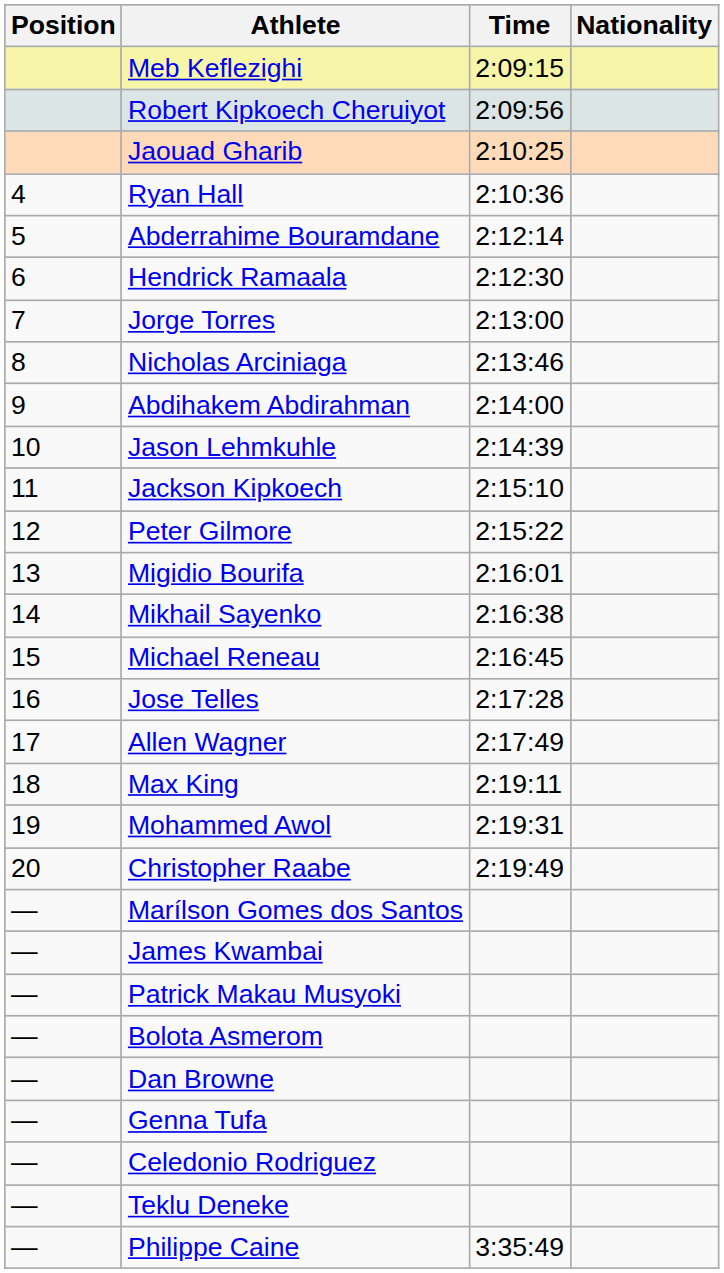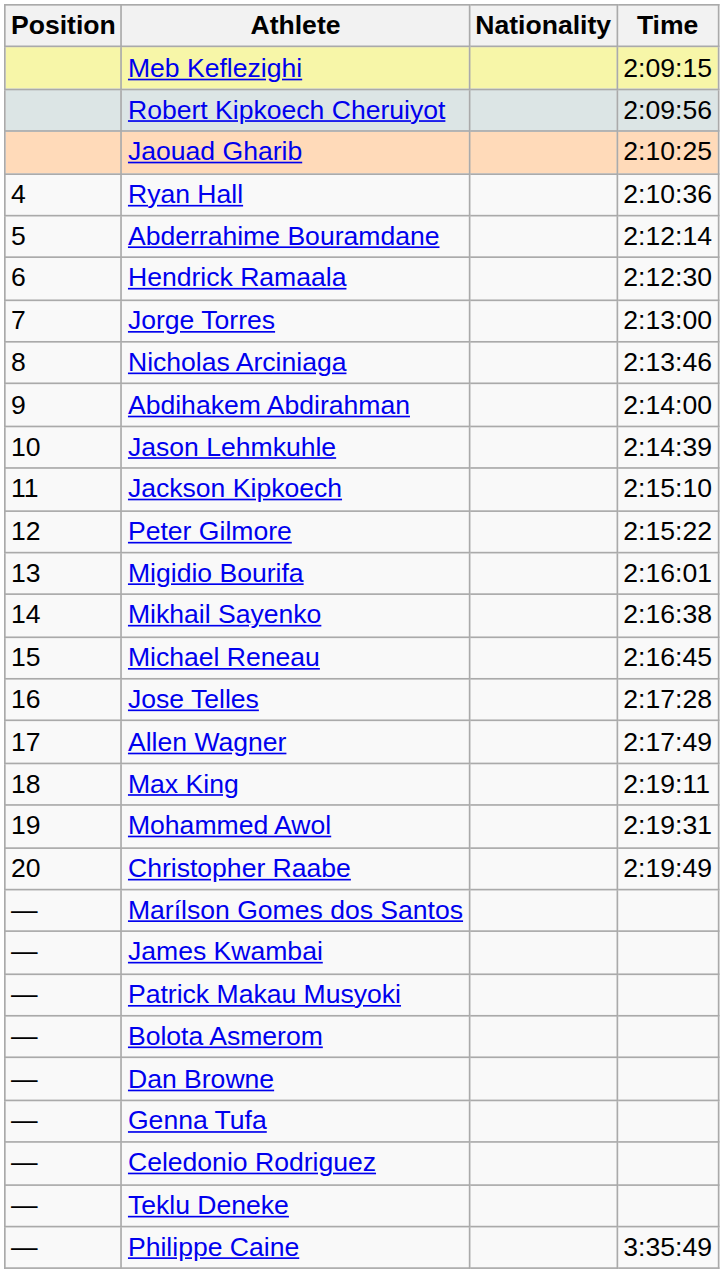columns swapped: (644, 25) <-> (520, 25)
